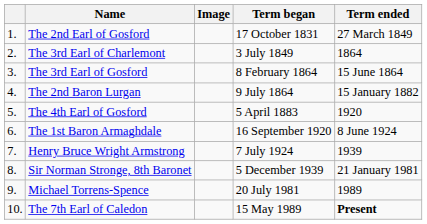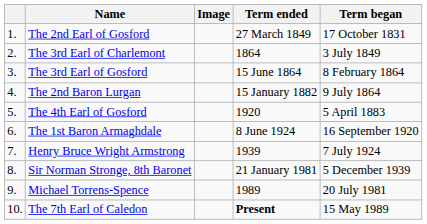columns swapped: (284, 14) <-> (378, 14)
